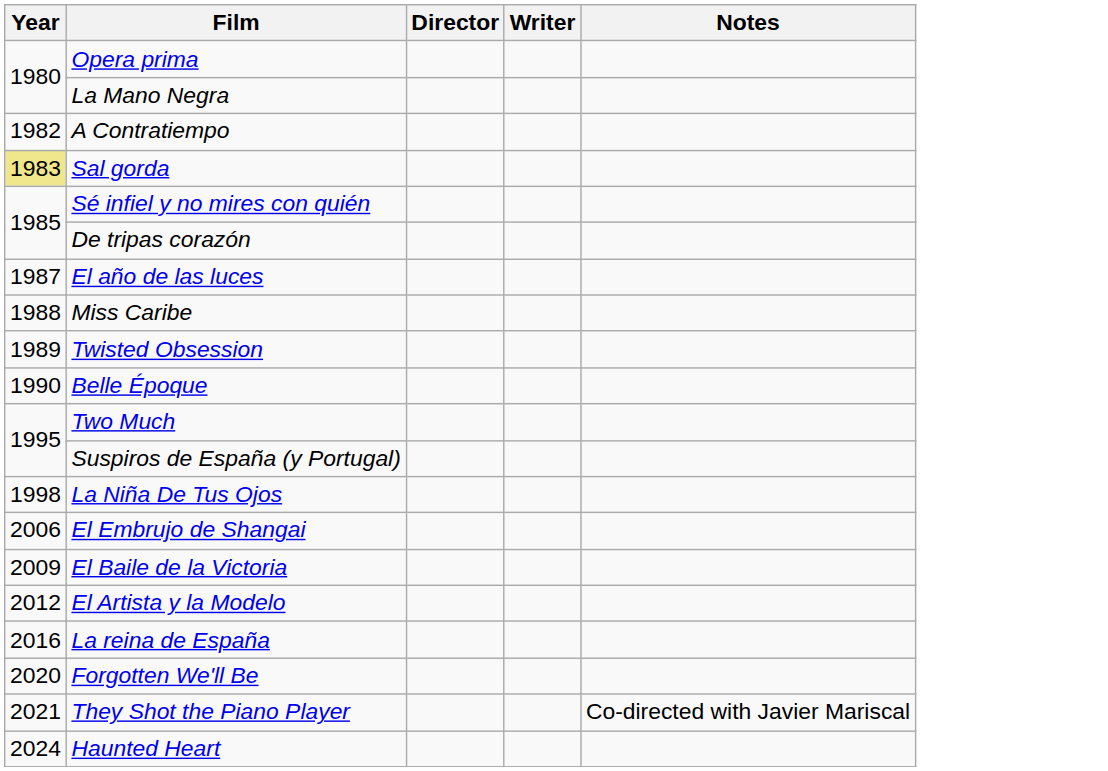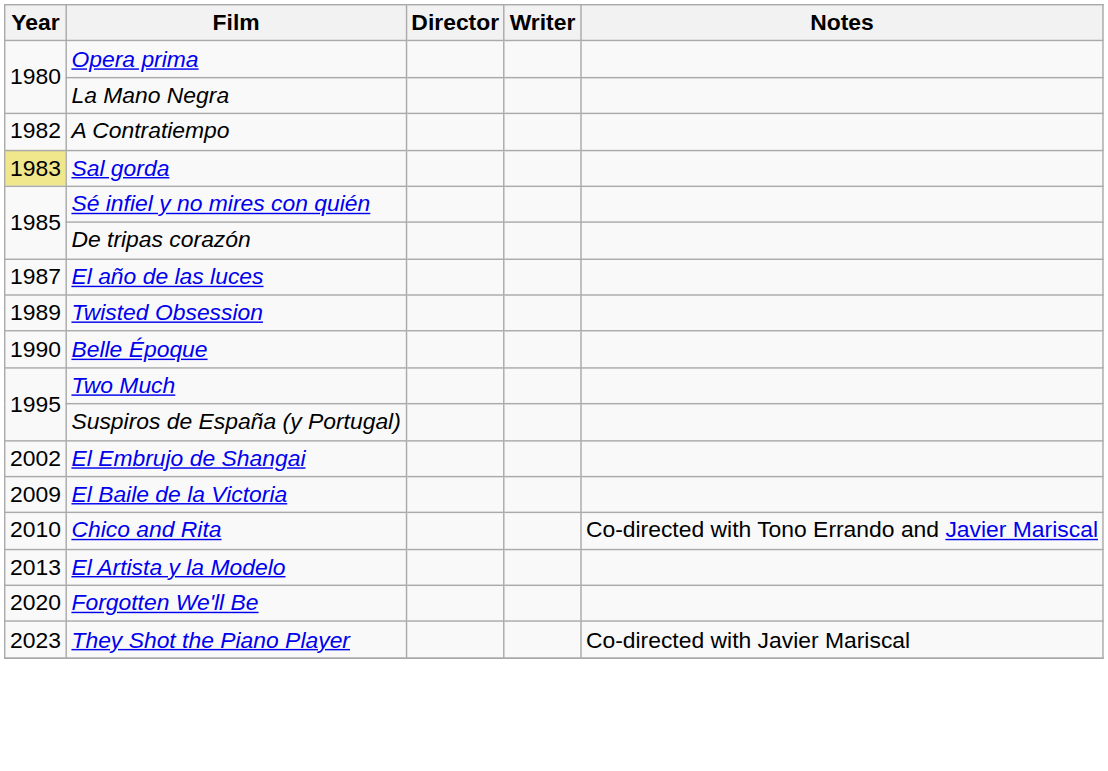- row: (132, 312)
- row: (177, 494)
(35, 530) 2006 -> (35, 458) 2002
+ row: (146, 530)
(35, 603) 2012 -> (35, 566) 2013
- row: (171, 639)
(35, 712) 2021 -> (35, 639) 2023
- row: (146, 748)
